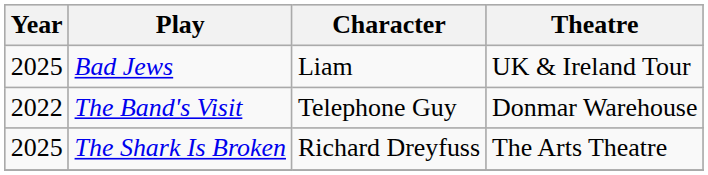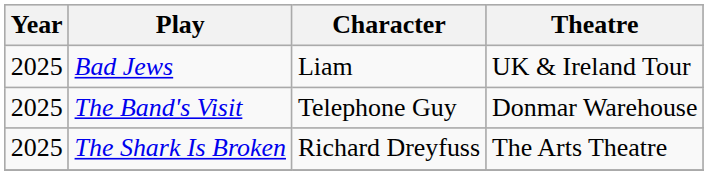(37, 107) 2022 -> (37, 107) 2025
